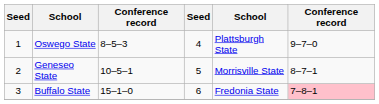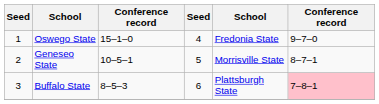(114, 44) 8–5–3 -> (117, 38) 15–1–0
(239, 44) Plattsburgh State -> (247, 38) Fredonia State
(117, 91) 15–1–0 -> (114, 86) 8–5–3
(247, 91) Fredonia State -> (239, 86) Plattsburgh State
